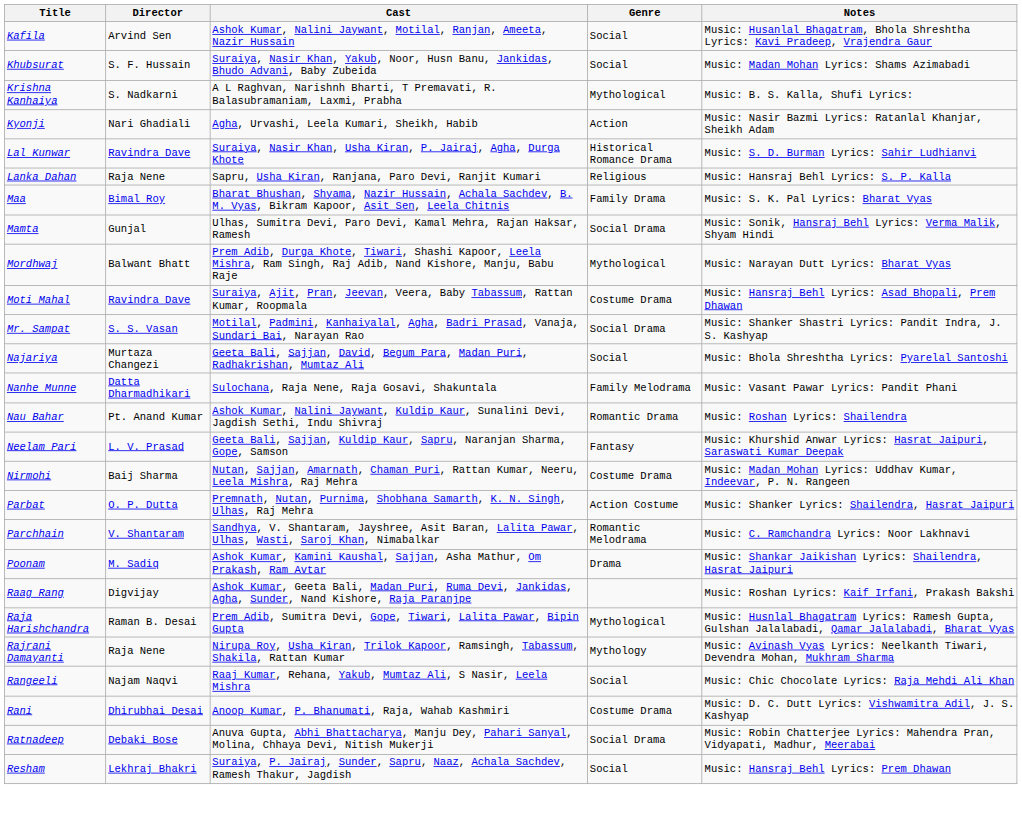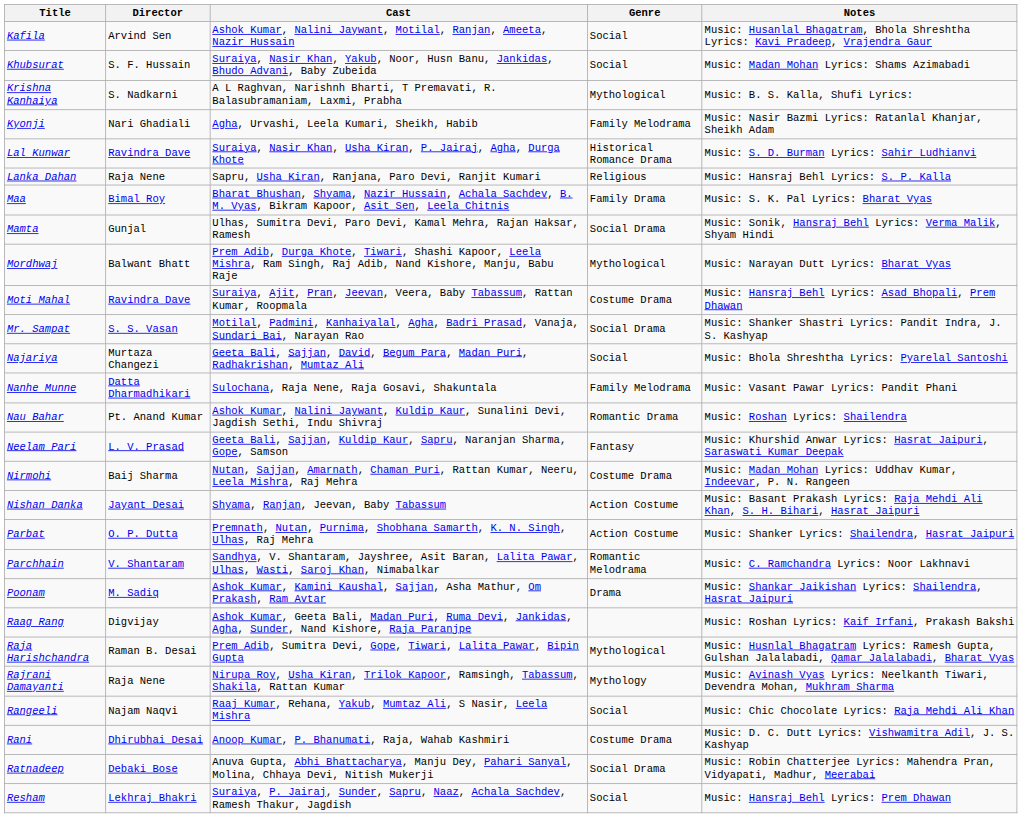(609, 124) Action -> (640, 124) Family Melodrama
+ row: (45, 505)
